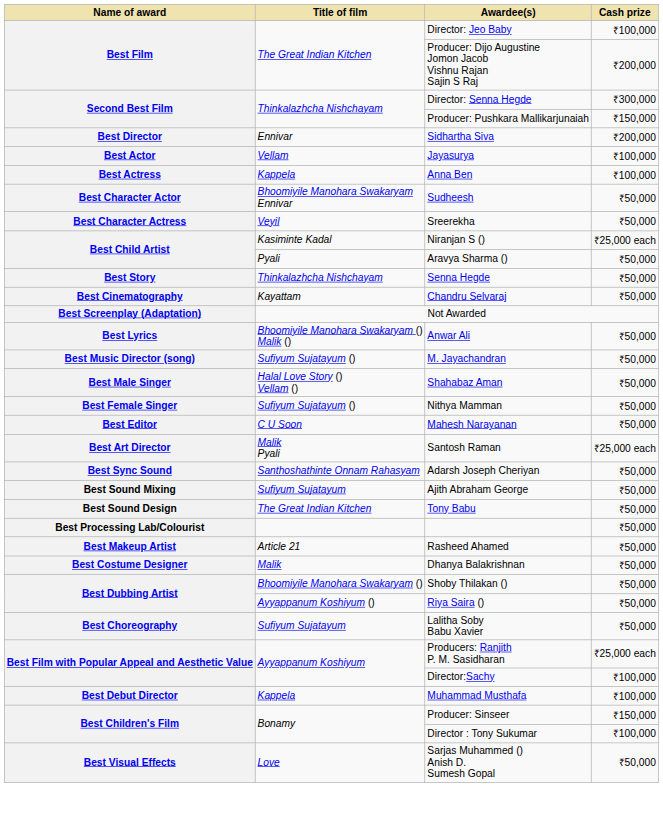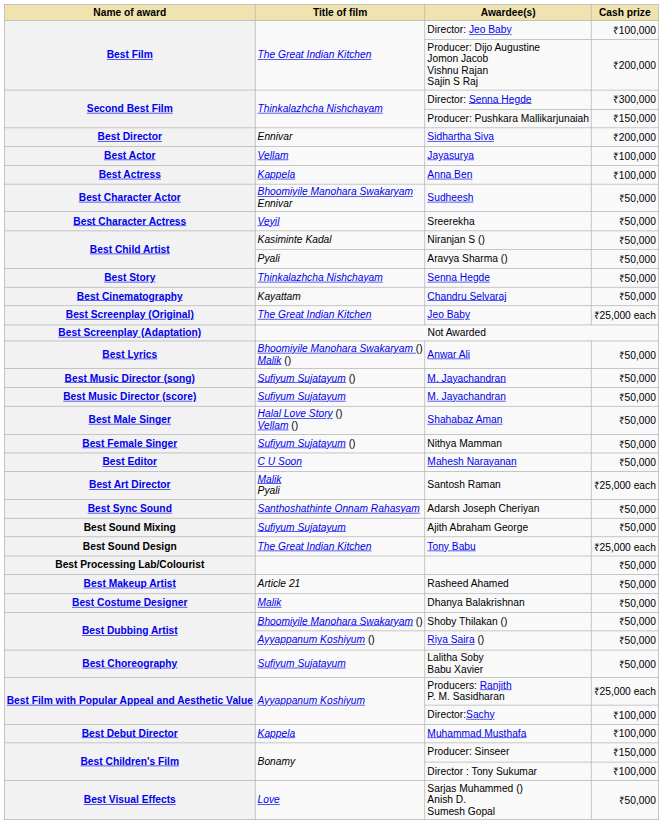(625, 240) ₹25,000 each -> (637, 240) ₹50,000
+ row: (130, 315)
+ row: (130, 397)
(637, 509) ₹50,000 -> (625, 547) ₹25,000 each
